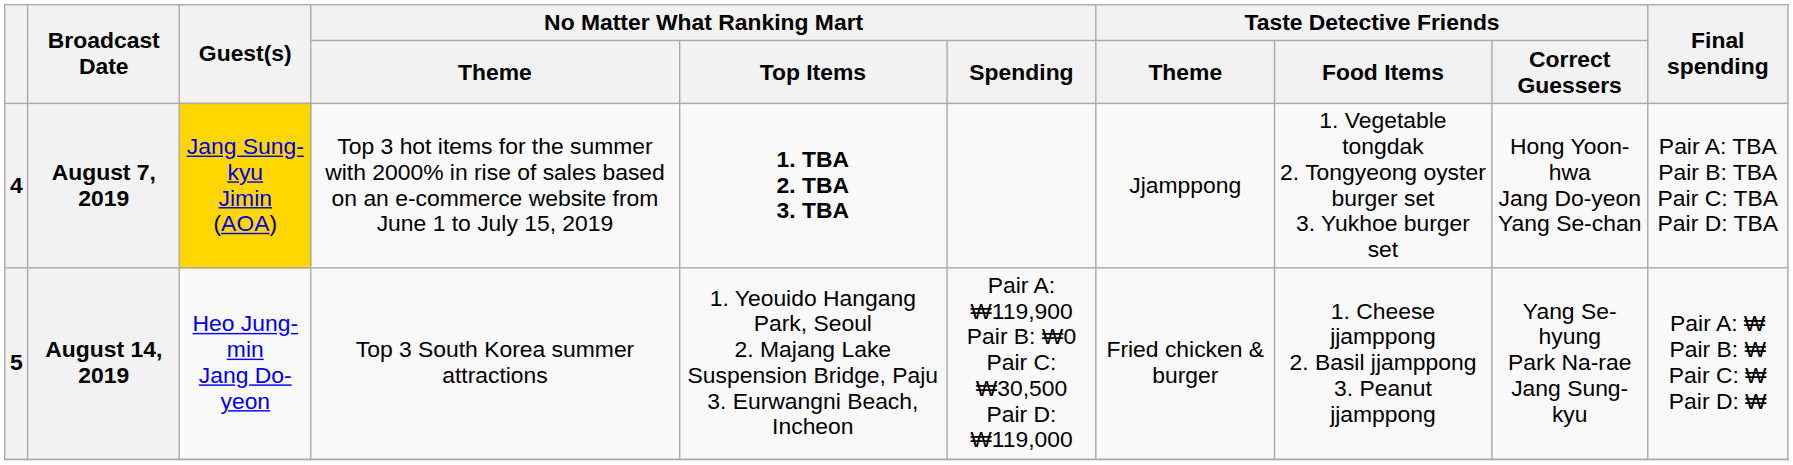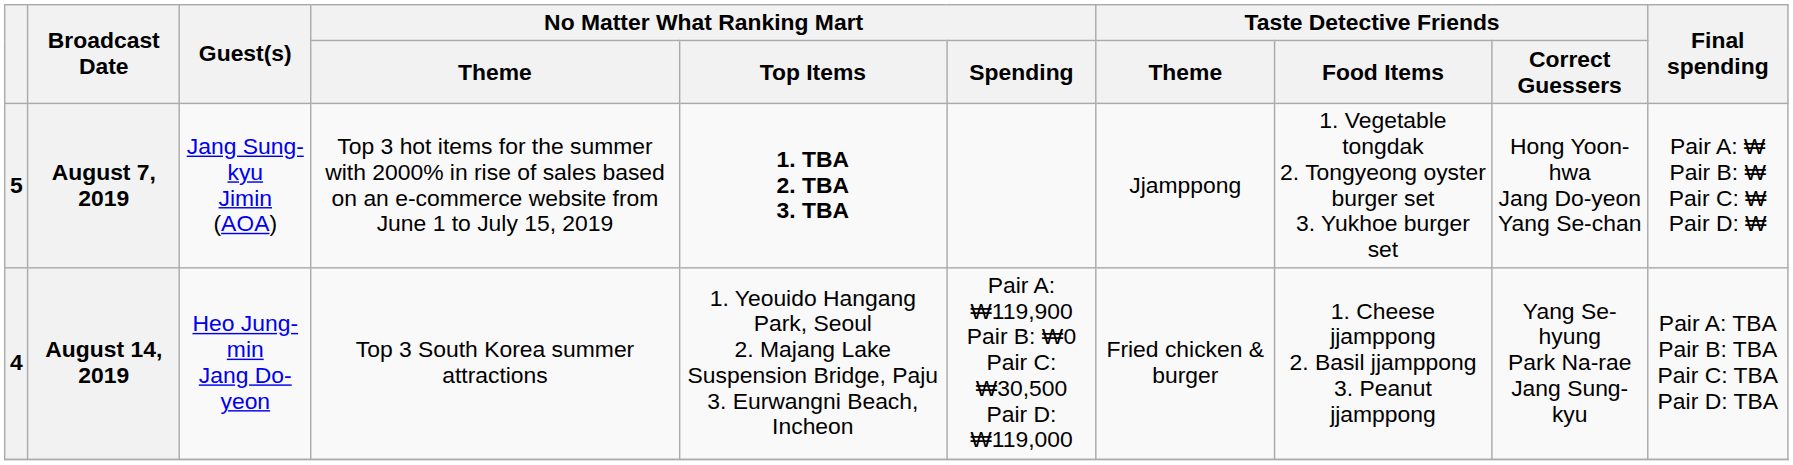(16, 185) 4 -> (16, 185) 5
(245, 185) gold background -> (245, 185) no background
(1718, 185) Pair A: TBA Pair B: TBA Pair C: TBA Pair D: TBA -> (1718, 185) Pair A: ₩ Pair B: ₩ Pair C: ₩ Pair D: ₩
(16, 363) 5 -> (16, 363) 4
(1718, 363) Pair A: ₩ Pair B: ₩ Pair C: ₩ Pair D: ₩ -> (1718, 363) Pair A: TBA Pair B: TBA Pair C: TBA Pair D: TBA
